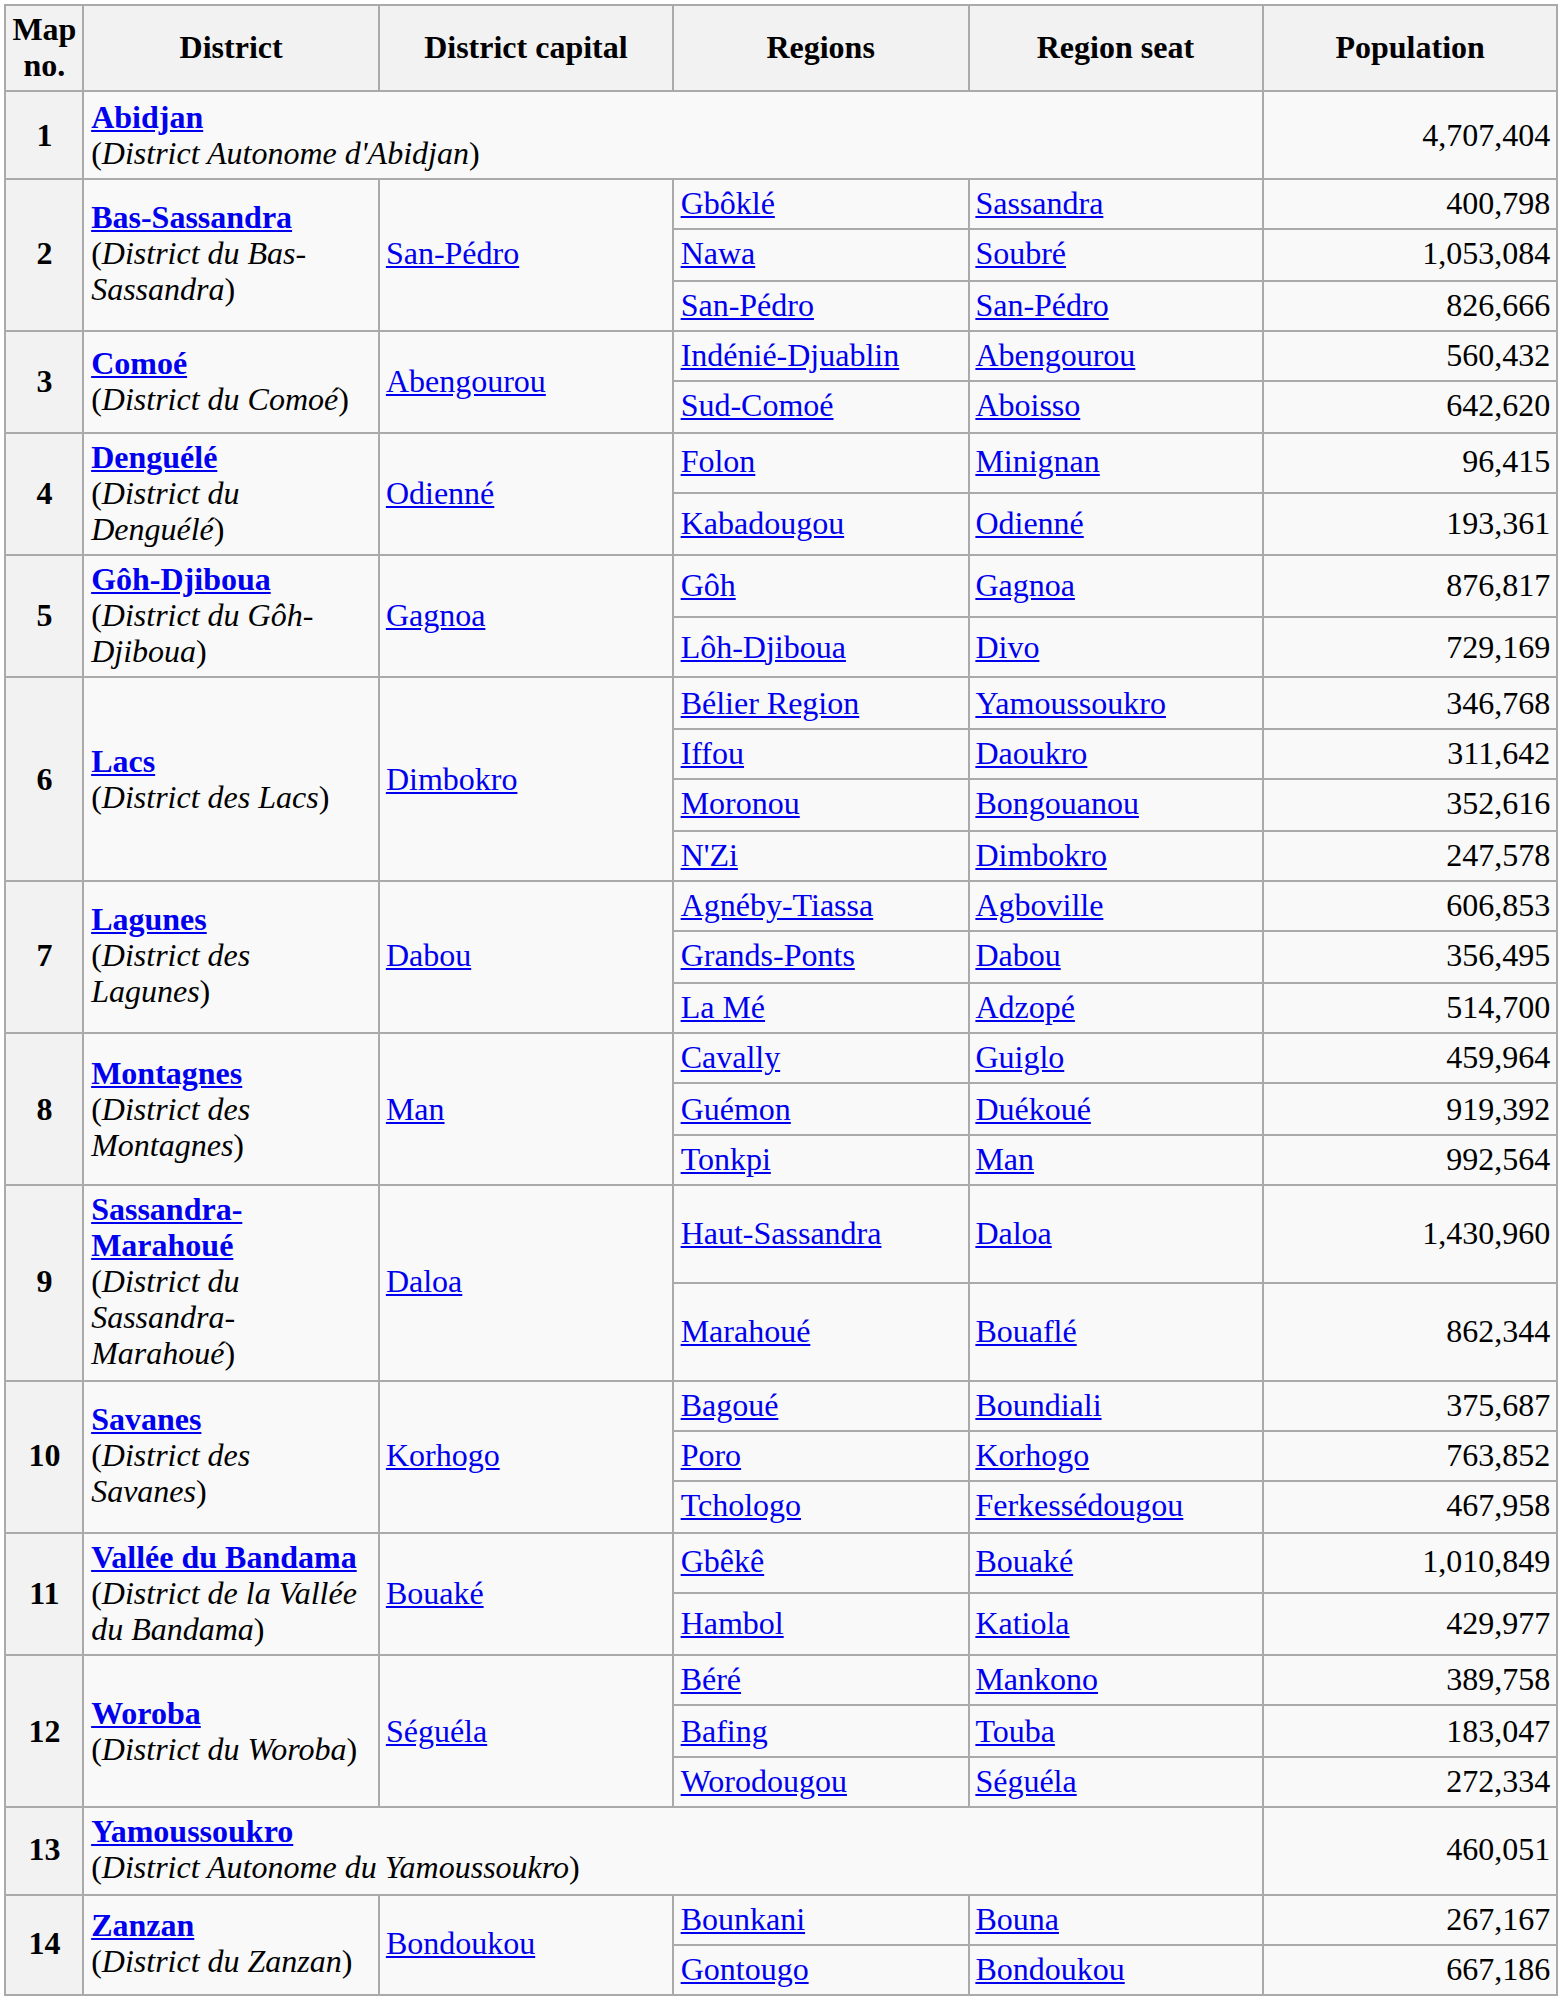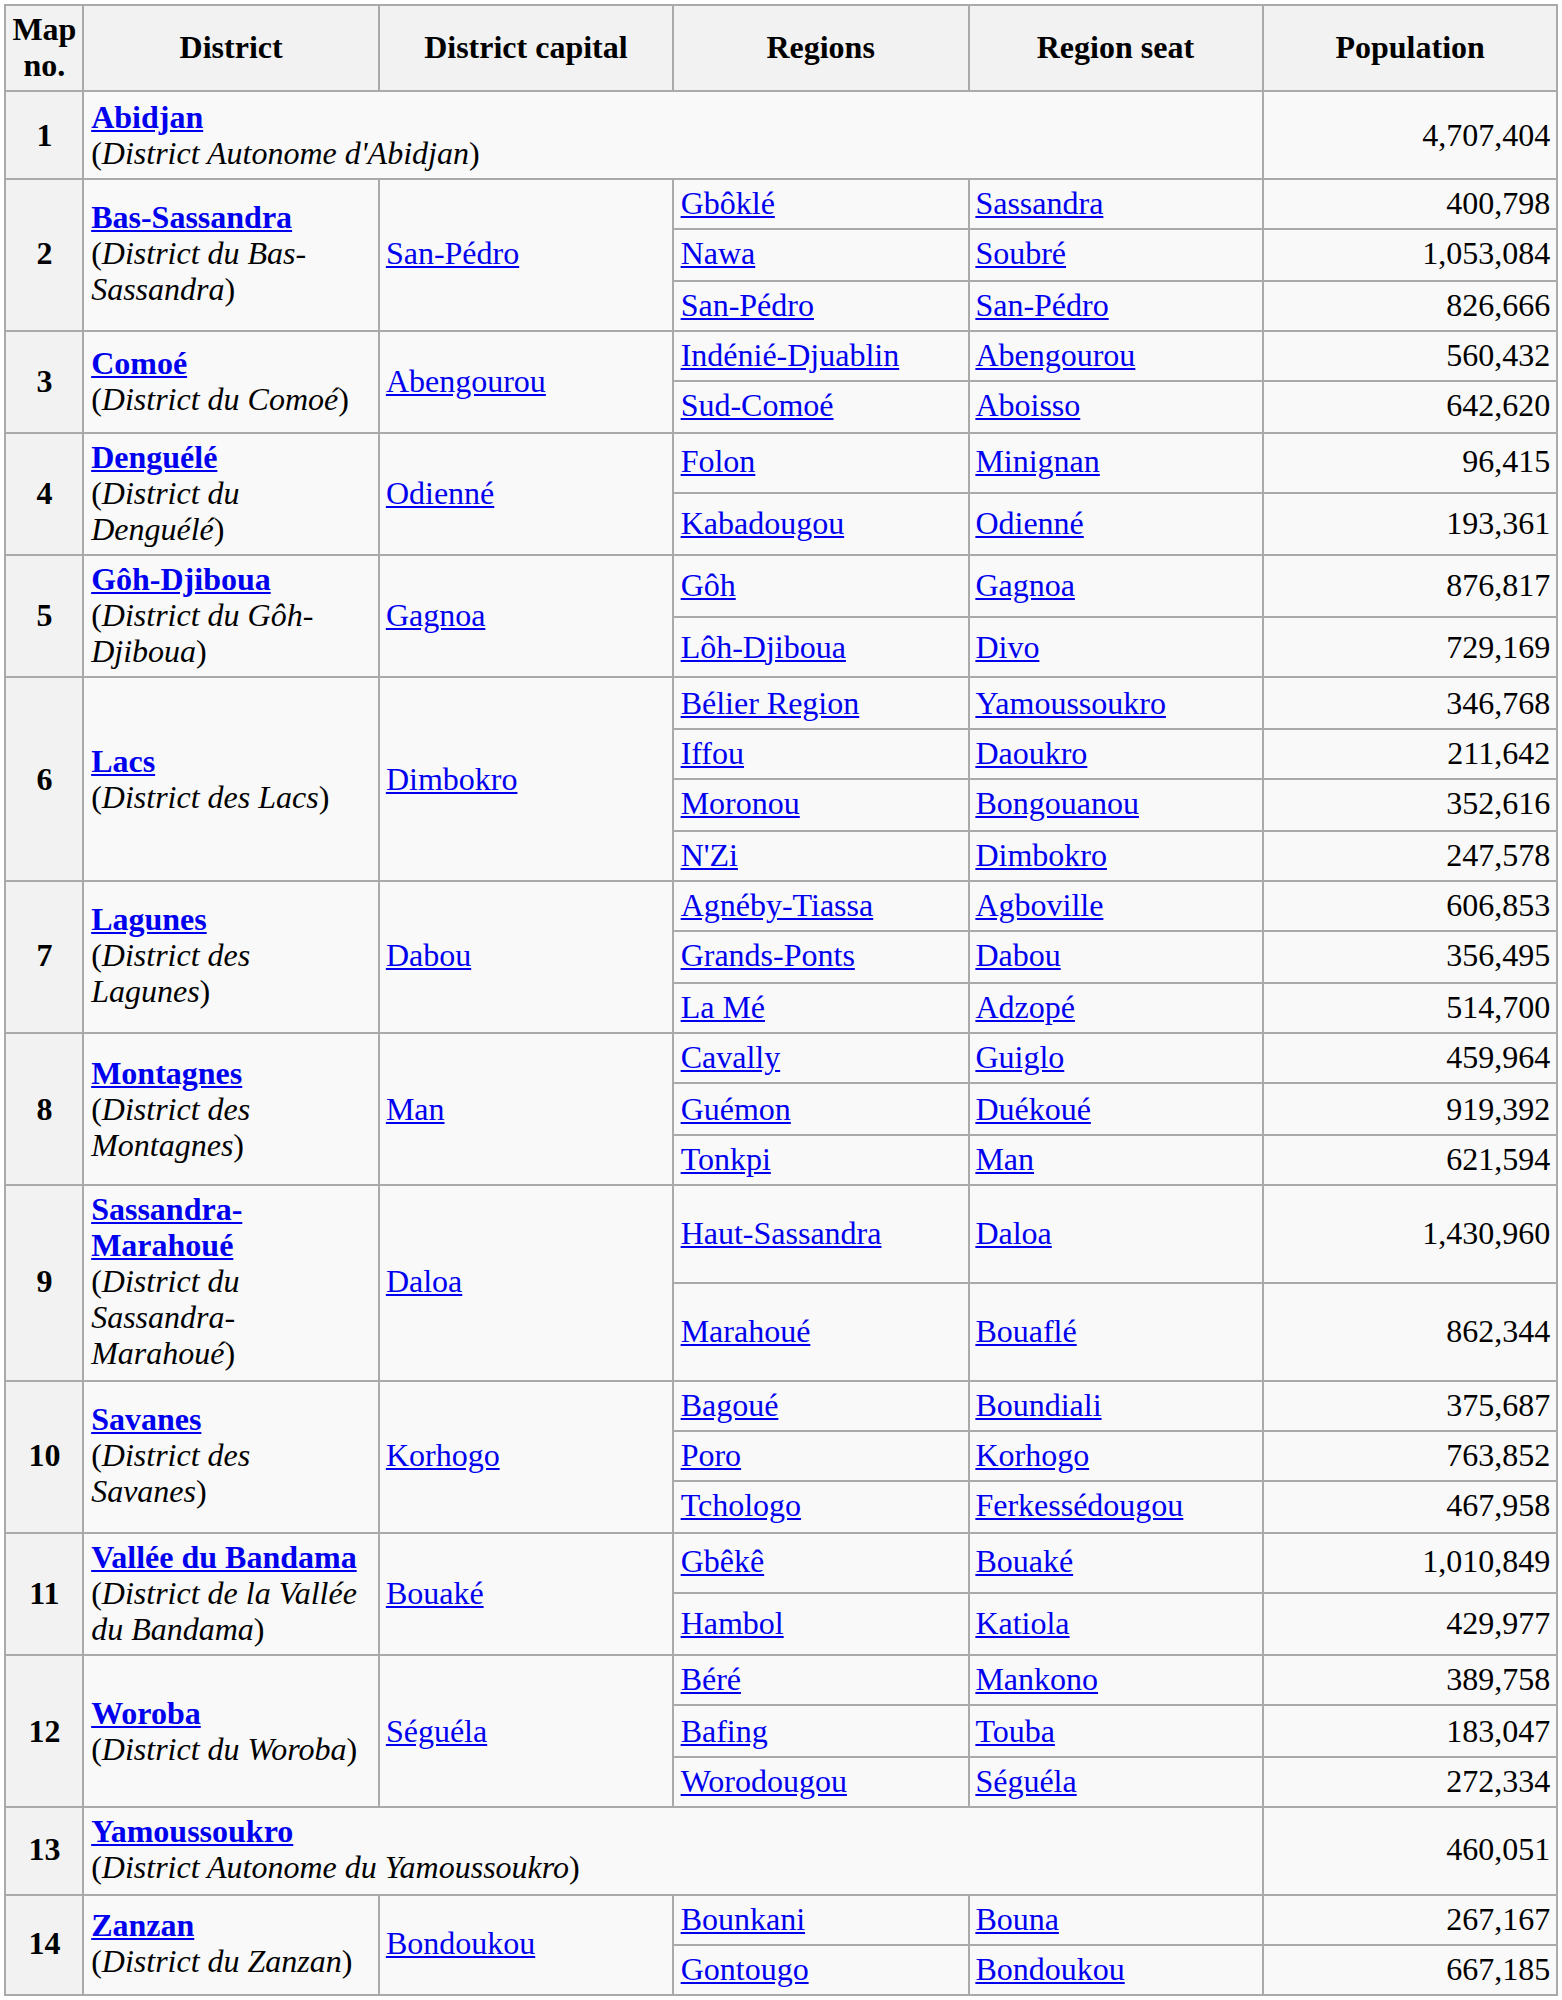(1499, 753) 311,642 -> (1499, 753) 211,642
(1498, 1159) 992,564 -> (1498, 1159) 621,594
(1498, 1969) 667,186 -> (1498, 1969) 667,185
